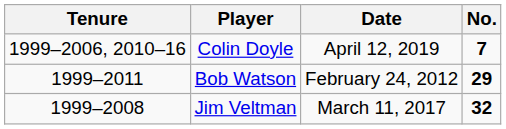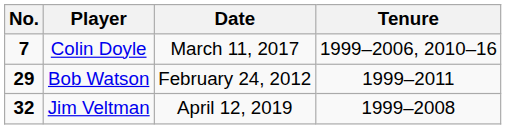columns swapped: (482, 19) <-> (97, 19)
(382, 49) April 12, 2019 -> (235, 49) March 11, 2017
(382, 108) March 11, 2017 -> (235, 108) April 12, 2019
